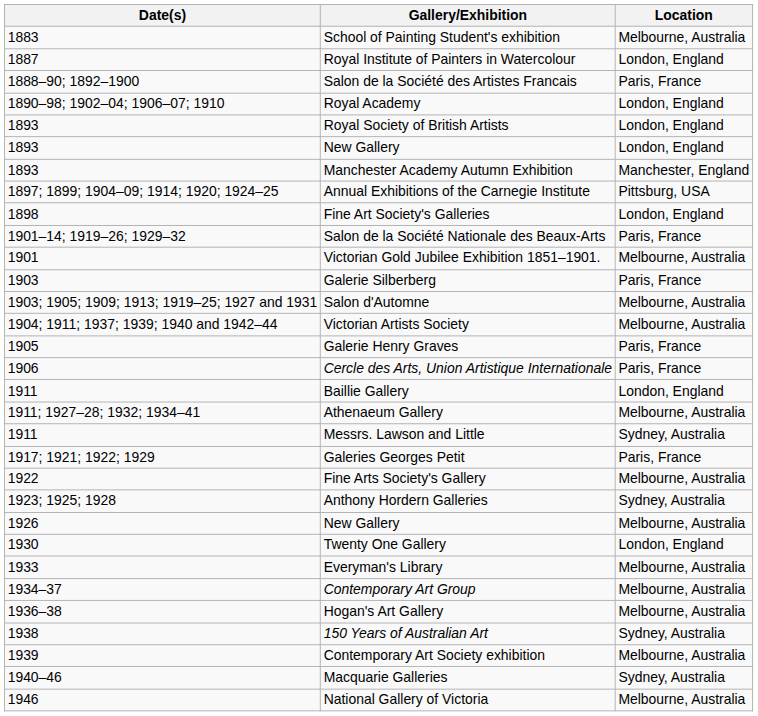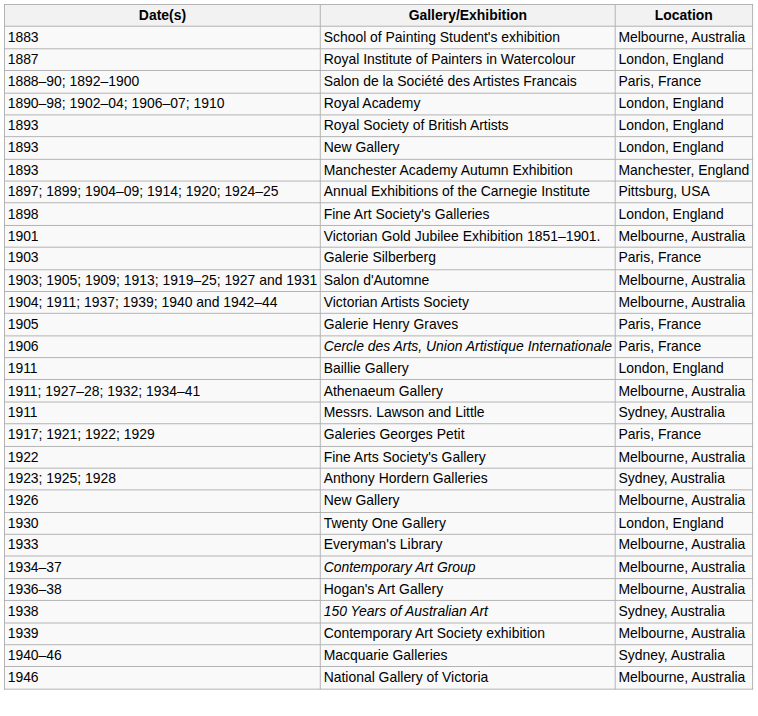- row: (97, 236)
